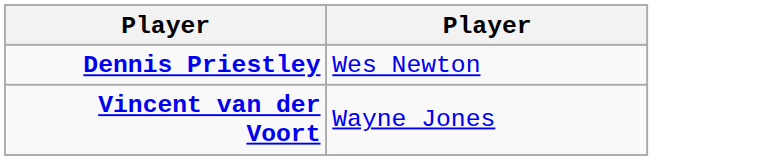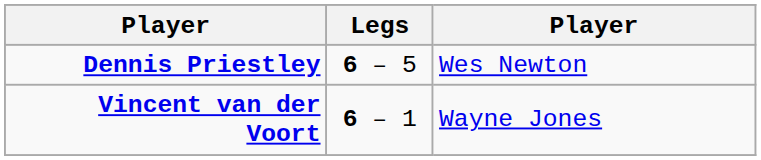+ column: (380, 25)
